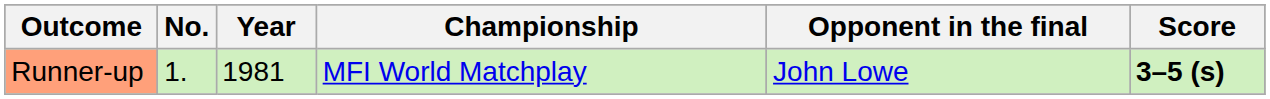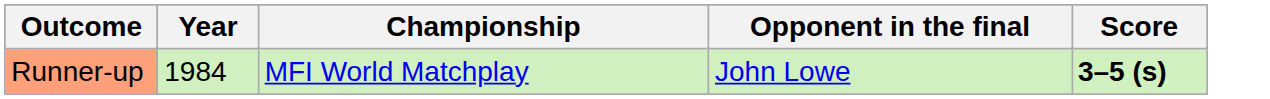- column: (187, 26)
(253, 71) 1981 -> (195, 71) 1984
